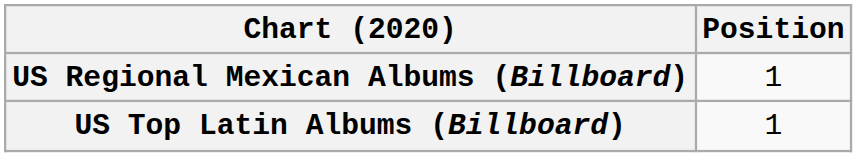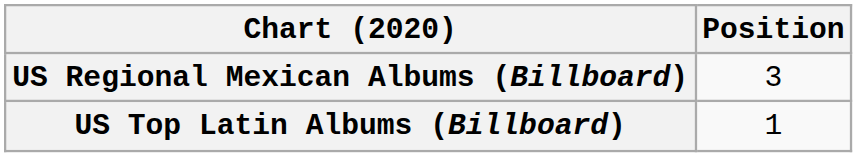(773, 78) 1 -> (773, 78) 3
